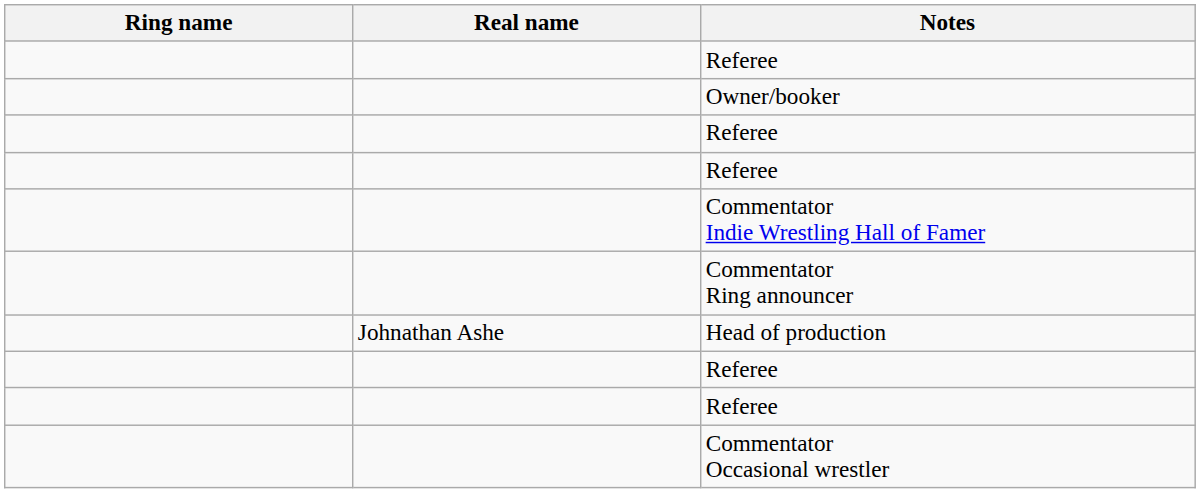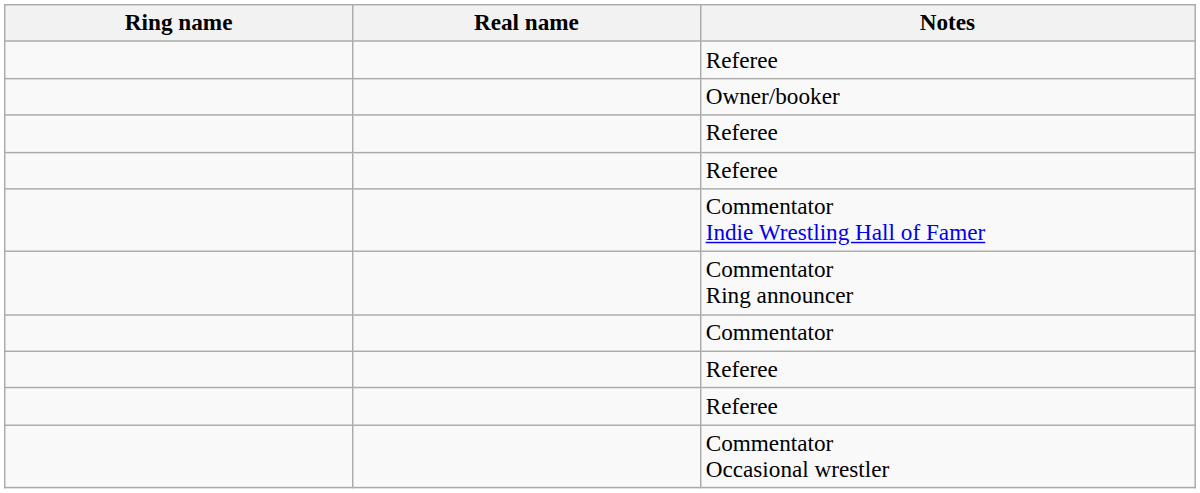- row: (431, 332)
+ row: (526, 333)
